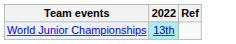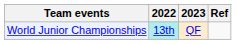+ column: (193, 13)
